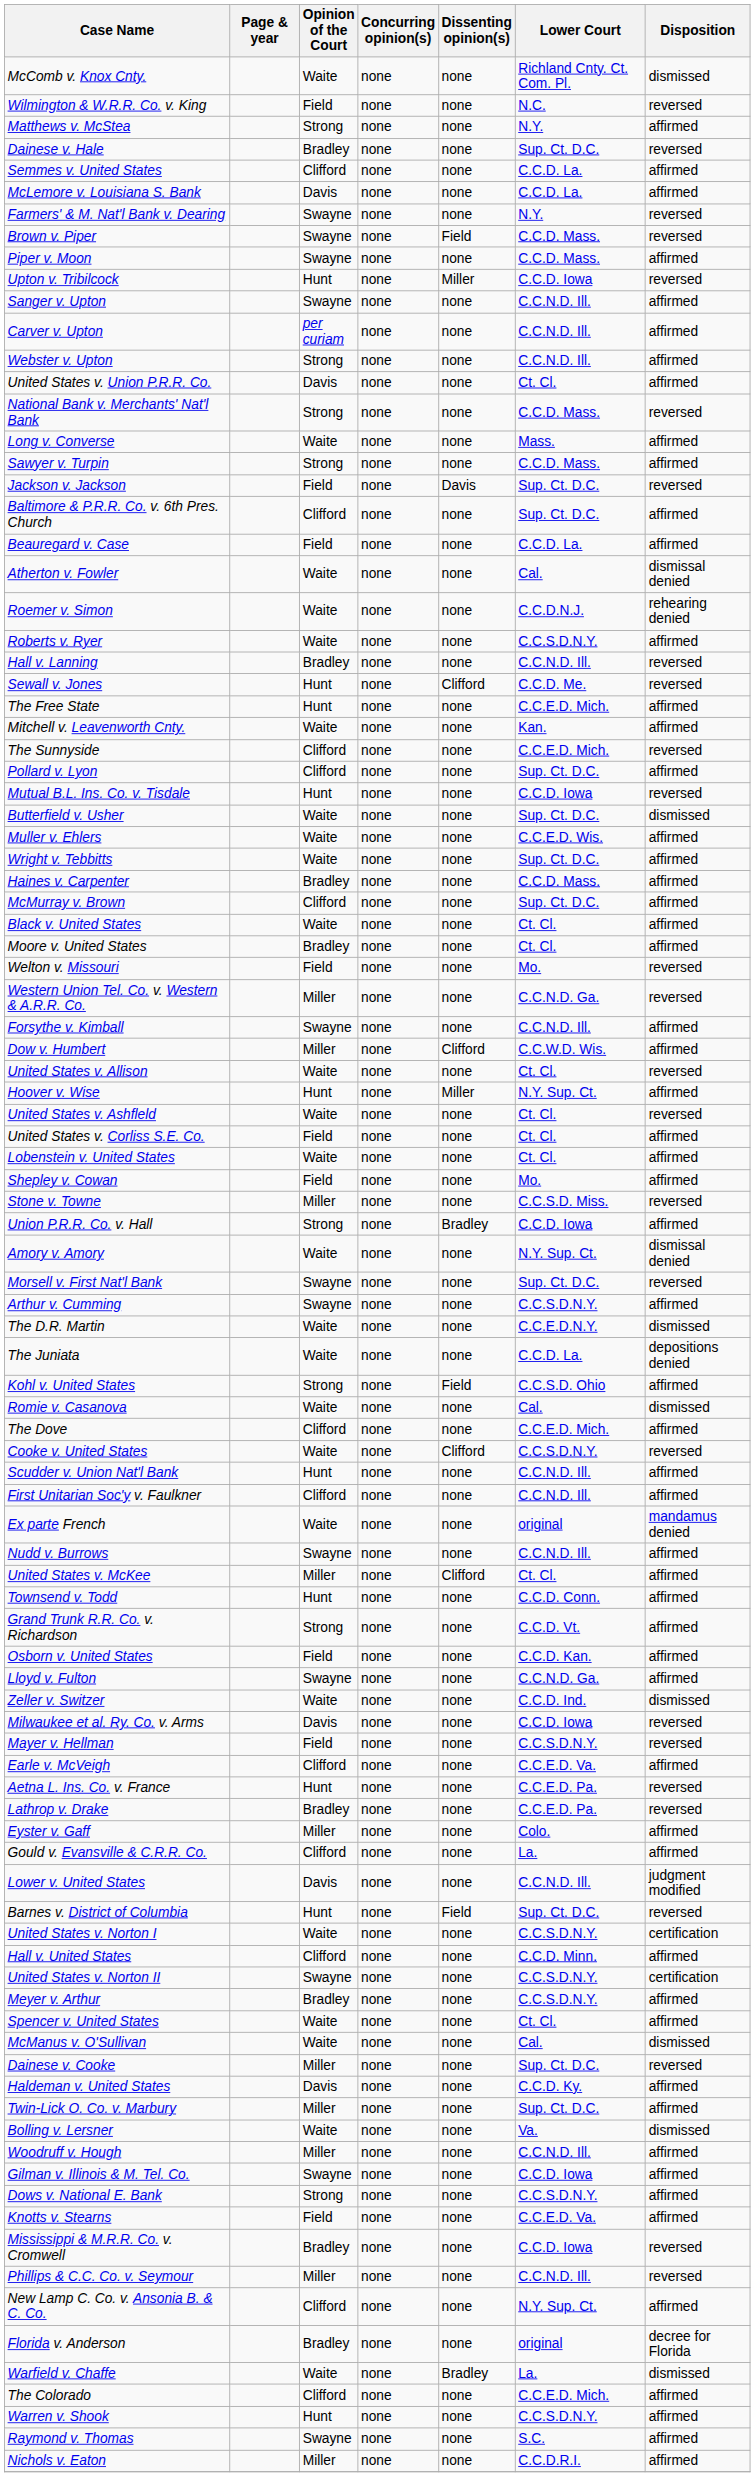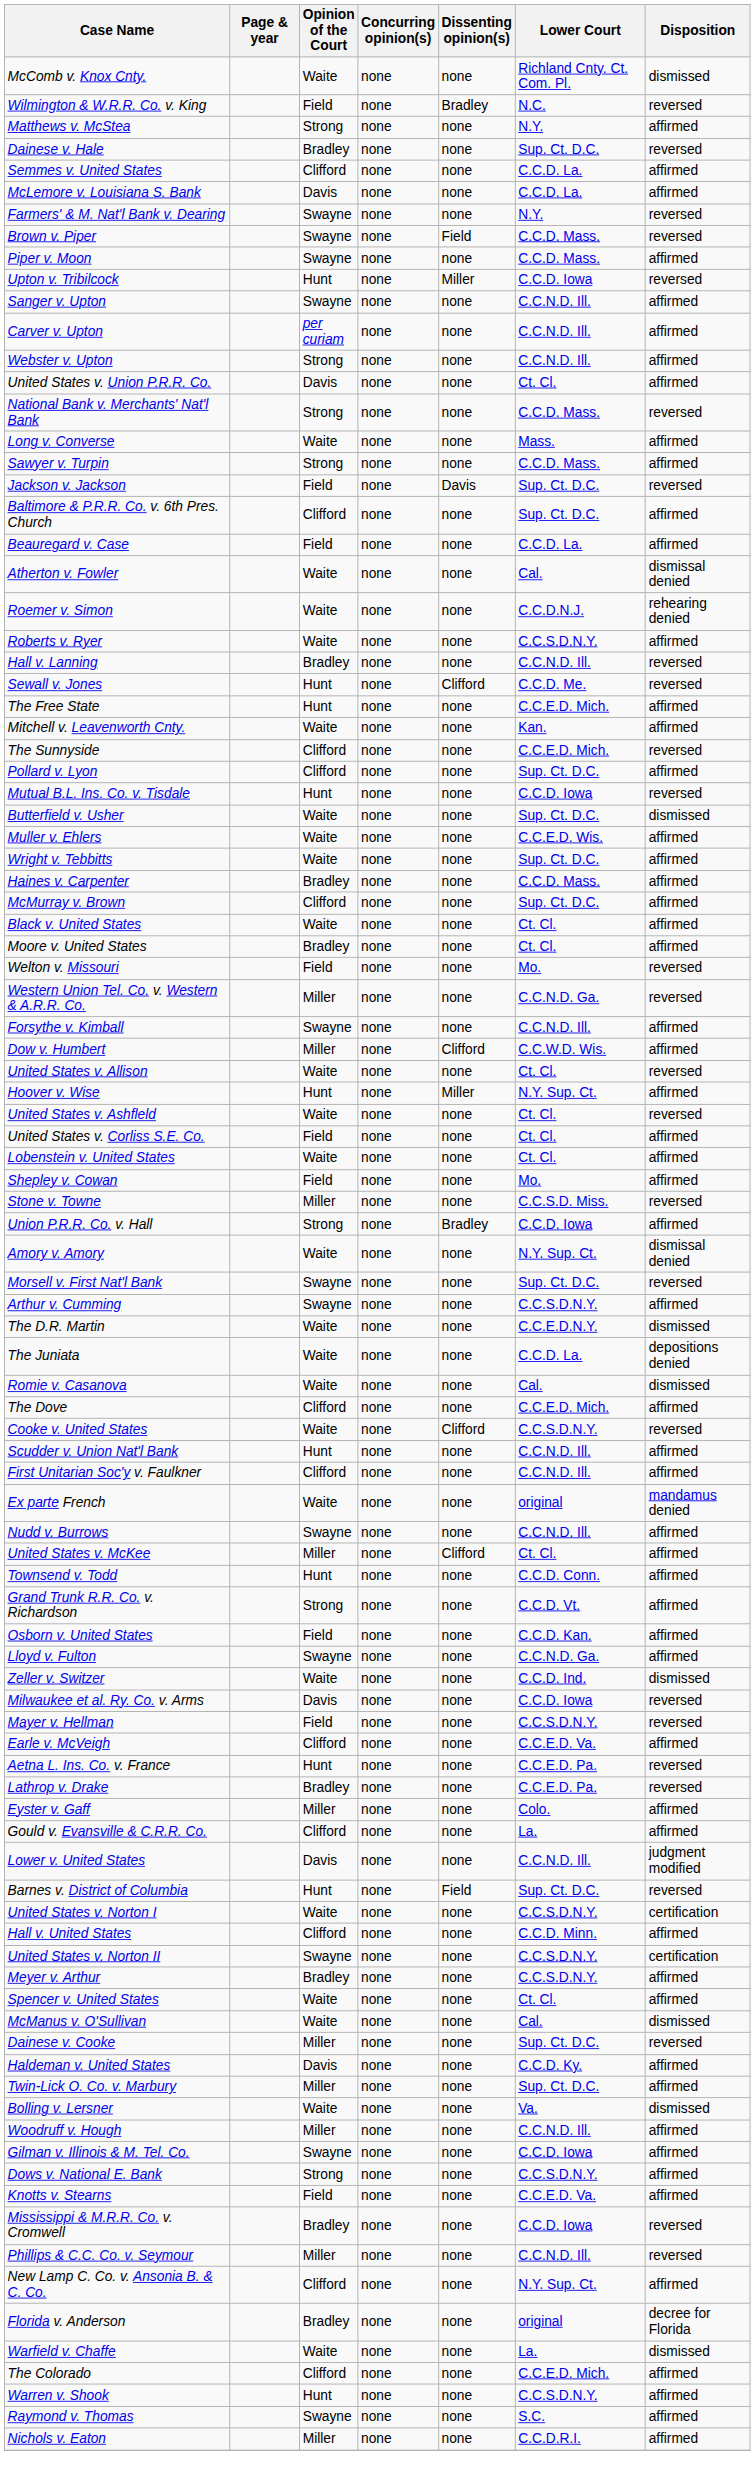(457, 105) none -> (465, 105) Bradley
- row: (71, 1385)
(465, 2373) Bradley -> (457, 2351) none
